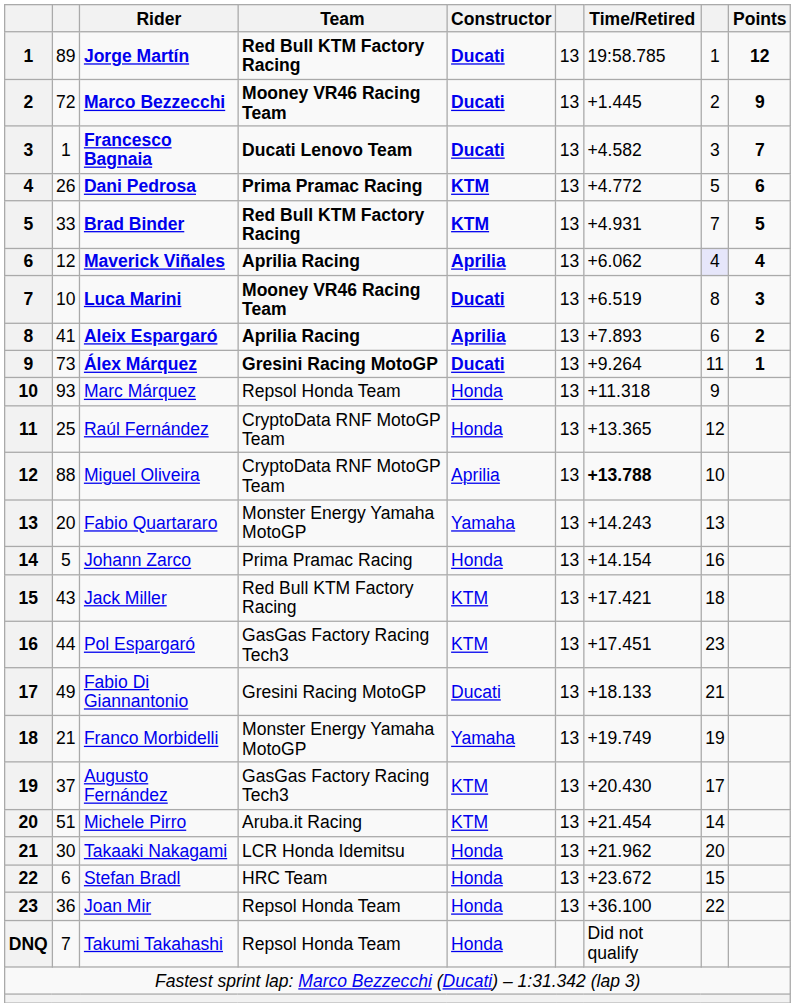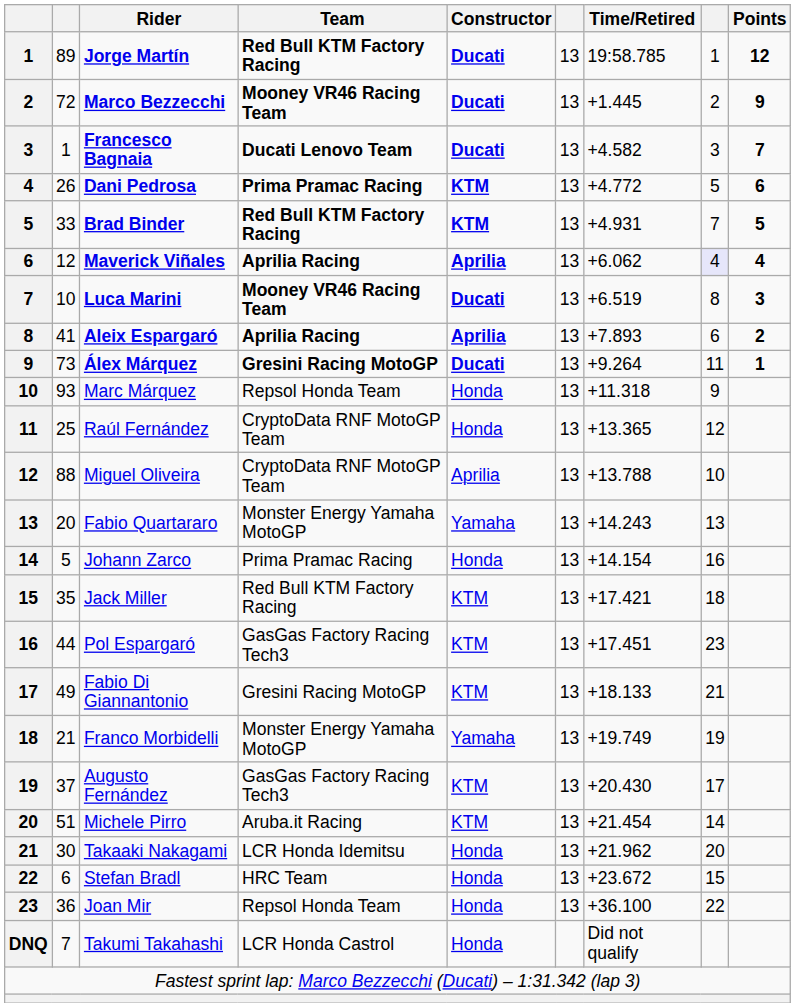(620, 476) bold -> (620, 476) normal
(66, 597) 43 -> (66, 597) 35
(476, 691) Ducati -> (470, 691) KTM
(321, 943) Repsol Honda Team -> (318, 943) LCR Honda Castrol
